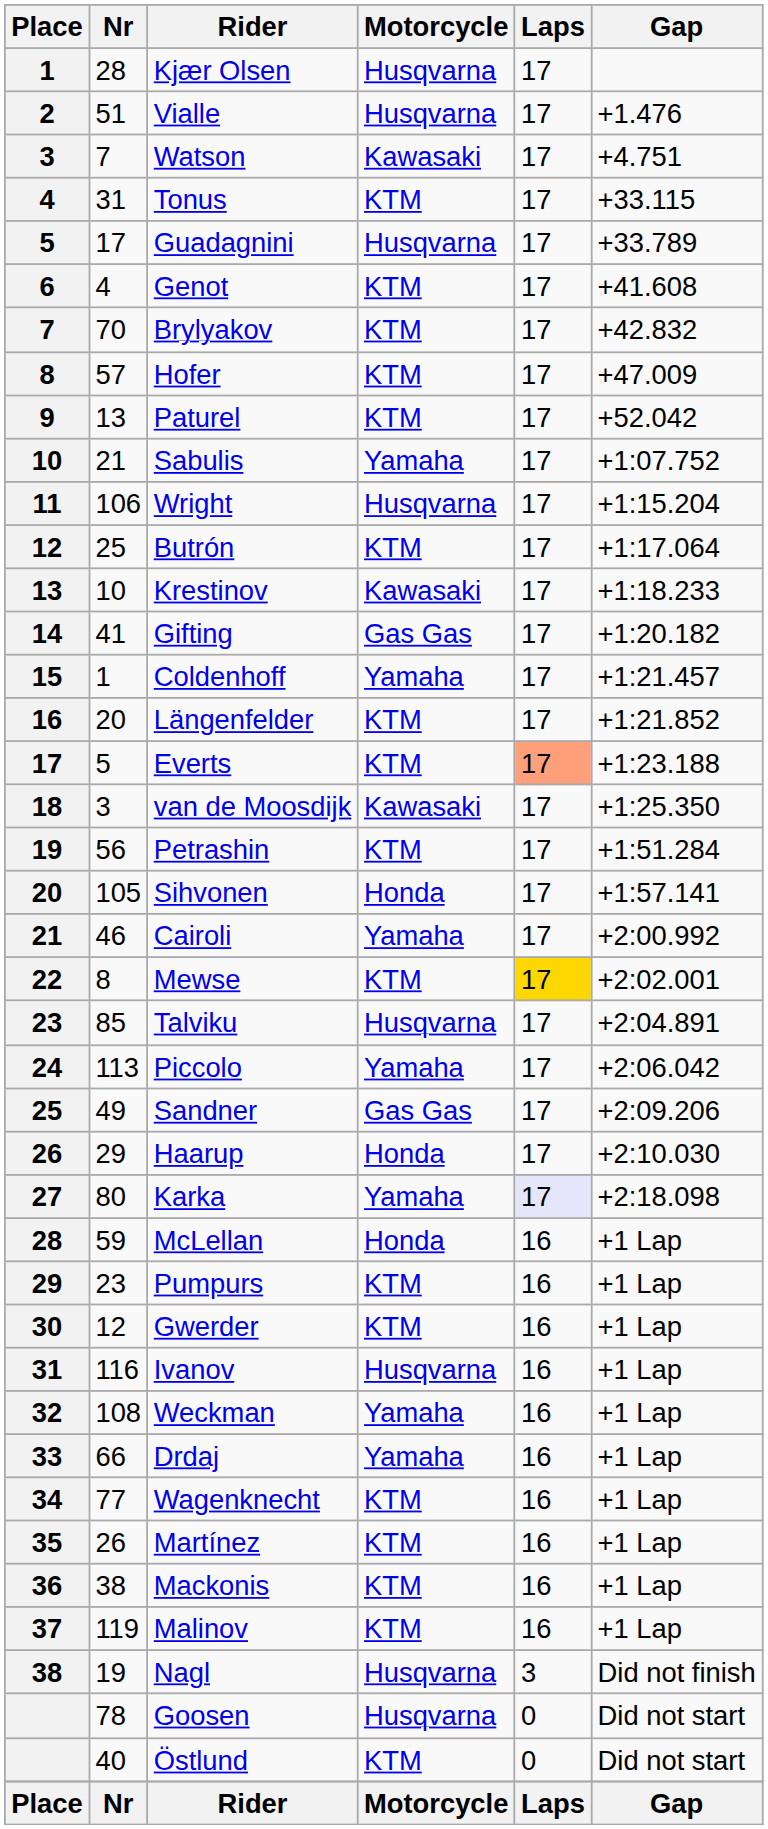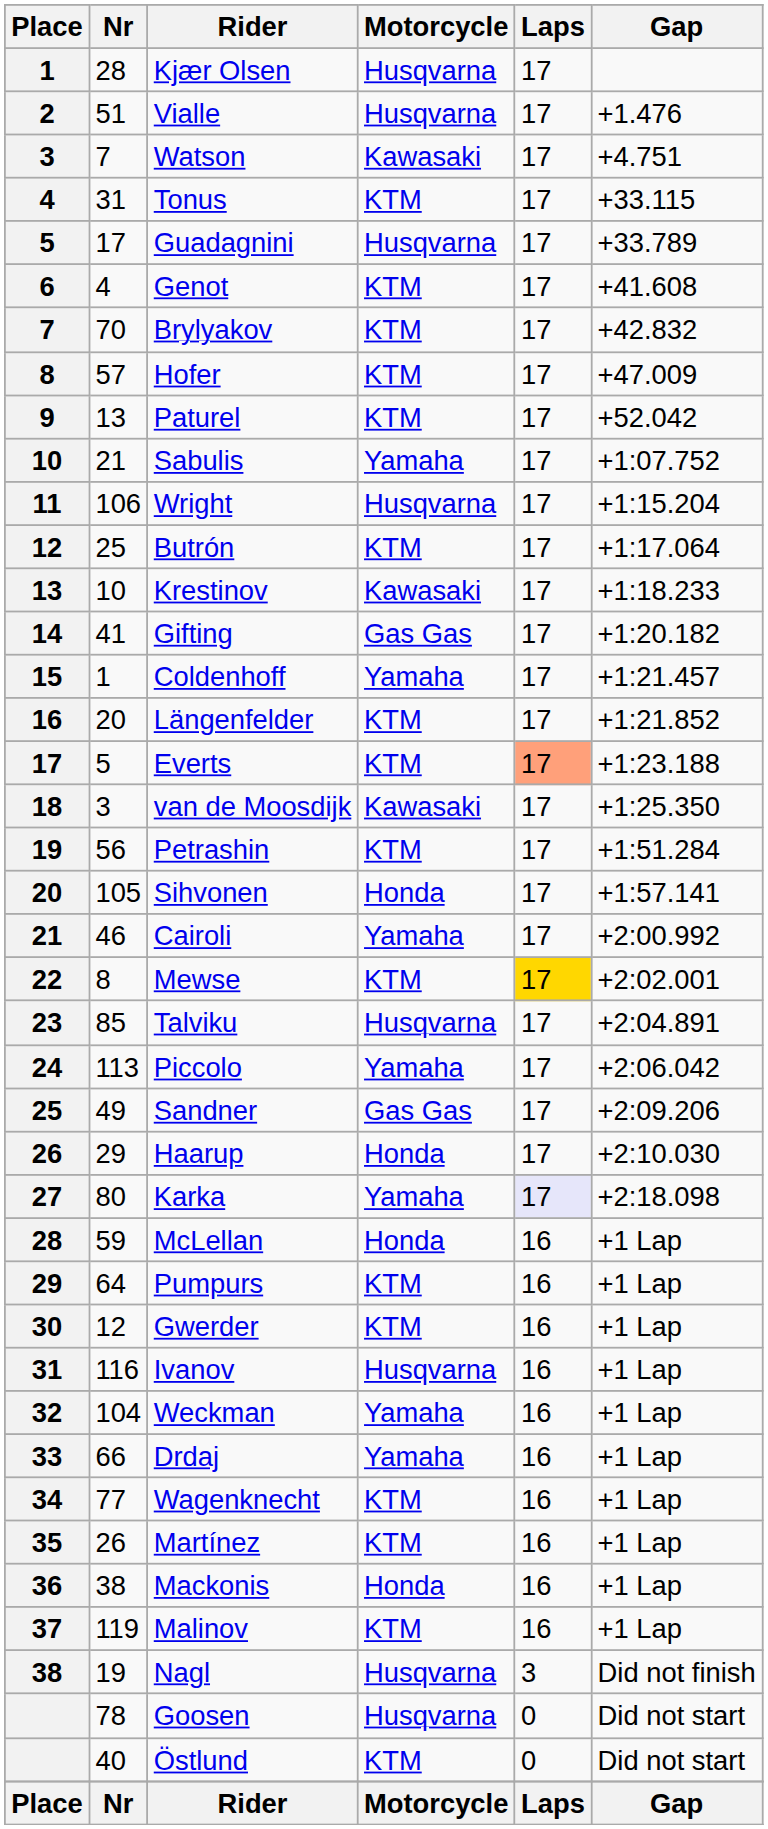(111, 1283) 23 -> (111, 1283) 64
(118, 1413) 108 -> (118, 1413) 104
(393, 1586) KTM -> (404, 1586) Honda
